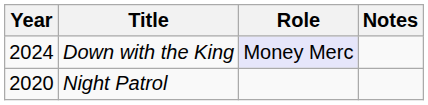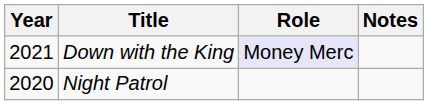(31, 52) 2024 -> (31, 52) 2021
